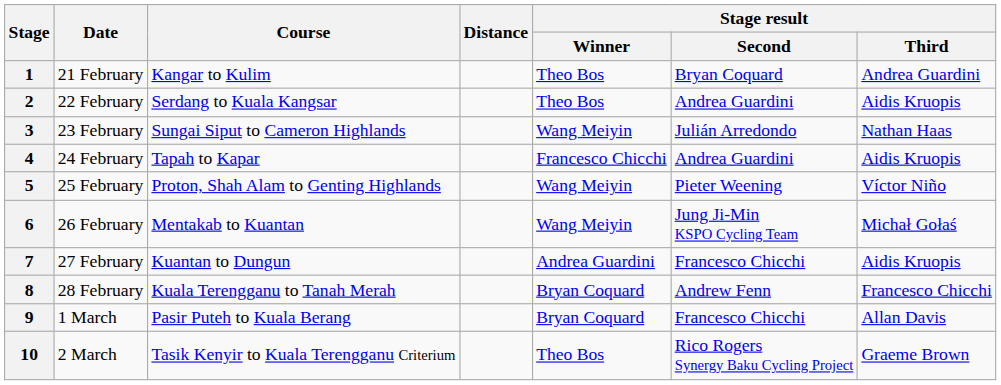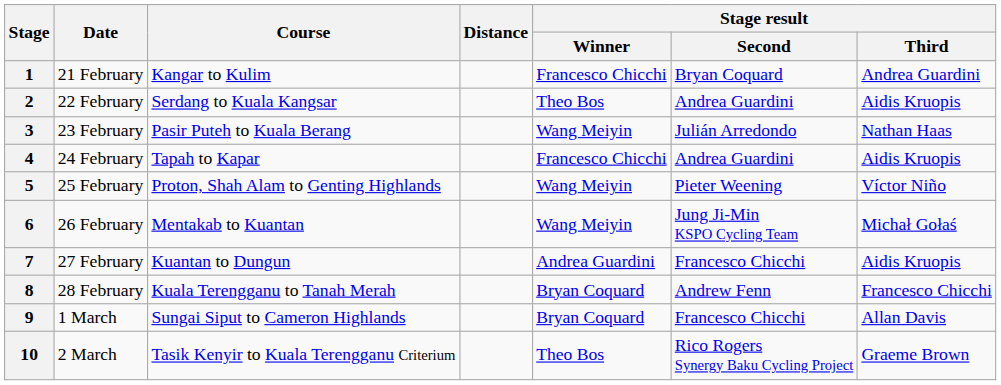(570, 74) Theo Bos -> (601, 74) Francesco Chicchi
(279, 130) Sungai Siput to Cameron Highlands -> (251, 130) Pasir Puteh to Kuala Berang
(251, 317) Pasir Puteh to Kuala Berang -> (279, 317) Sungai Siput to Cameron Highlands
